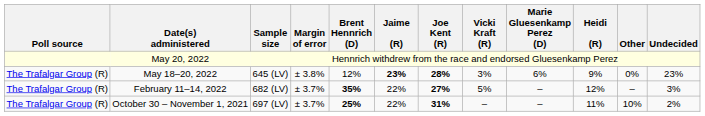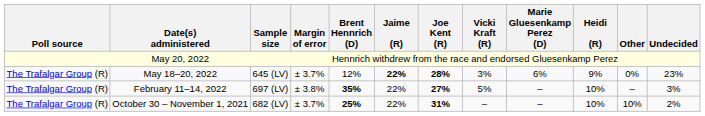(310, 74) ± 3.8% -> (310, 74) ± 3.7%
(396, 74) 23% -> (396, 74) 22%
(270, 89) 682 (LV) -> (270, 89) 697 (LV)
(310, 89) ± 3.7% -> (310, 89) ± 3.8%
(595, 89) 12% -> (595, 89) 10%
(270, 104) 697 (LV) -> (270, 104) 682 (LV)
(595, 104) 11% -> (595, 104) 10%
